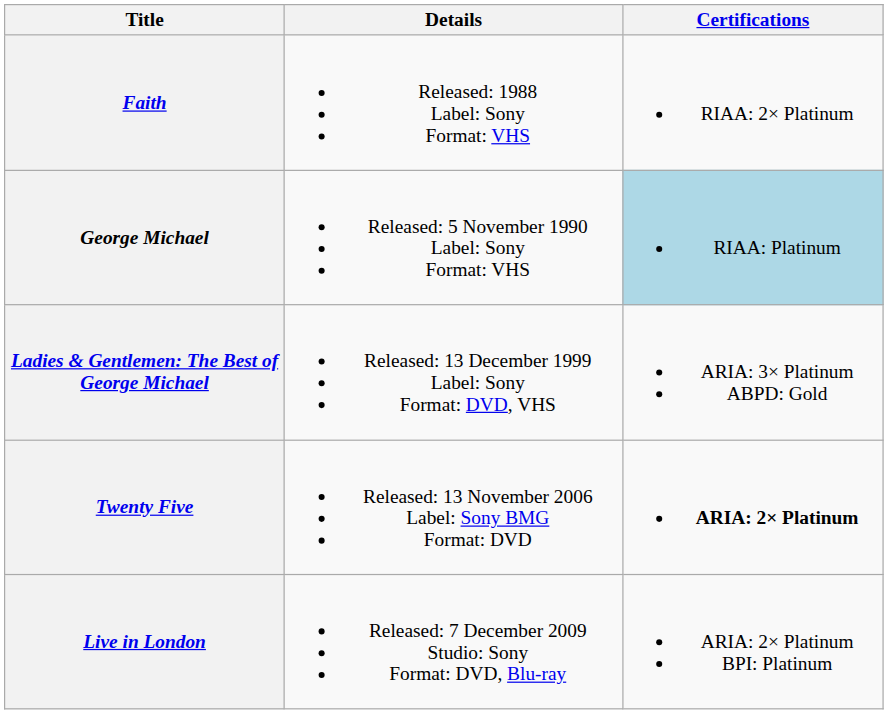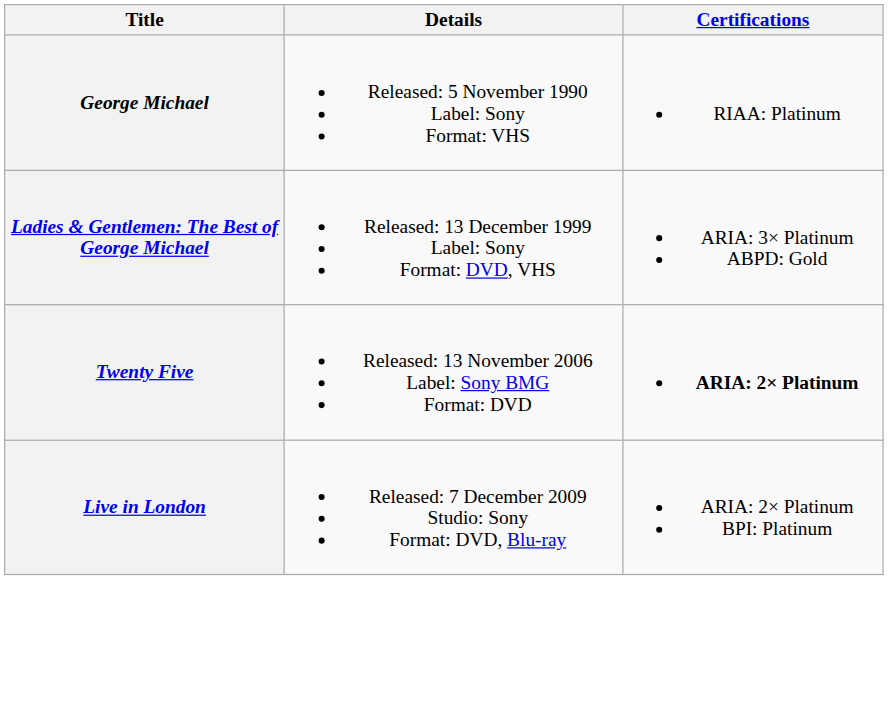- row: (145, 102)
(753, 248) lightblue background -> (753, 114) no background
